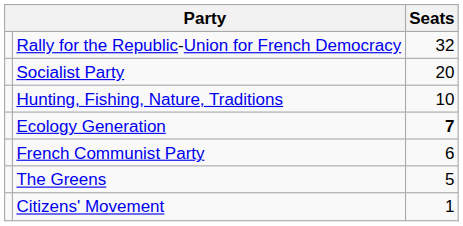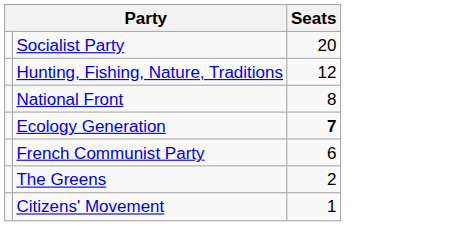- row: (209, 45)
(445, 99) 10 -> (327, 72) 12
+ row: (70, 99)
(450, 180) 5 -> (332, 180) 2
